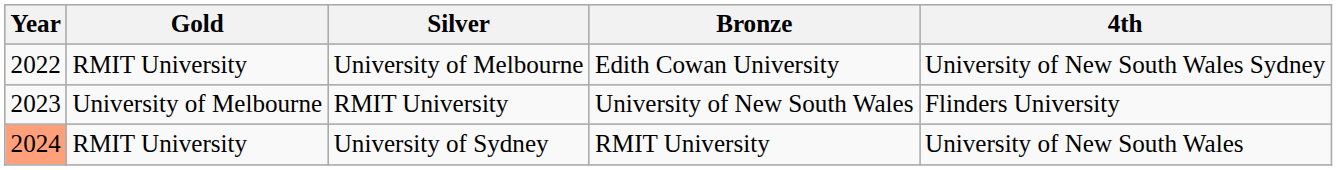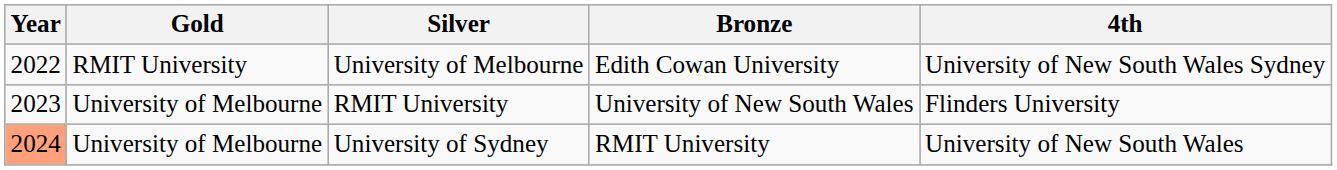(160, 143) RMIT University -> (197, 143) University of Melbourne
